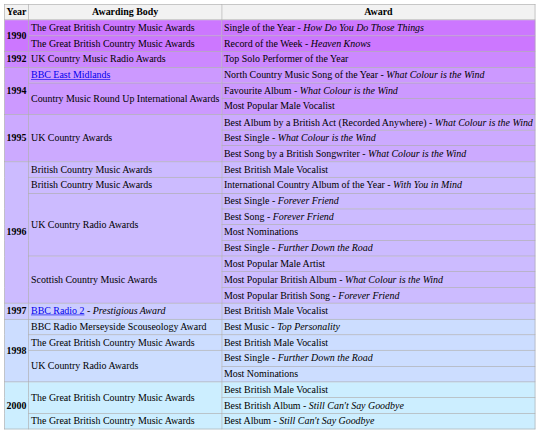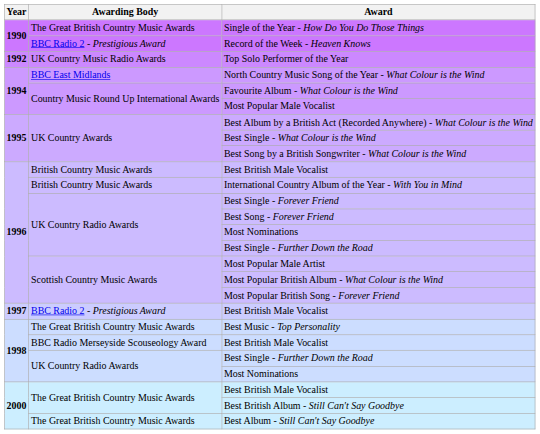(113, 43) The Great British Country Music Awards -> (98, 43) BBC Radio 2 - Prestigious Award
(119, 327) BBC Radio Merseyside Scouseology Award -> (113, 327) The Great British Country Music Awards
(113, 342) The Great British Country Music Awards -> (119, 342) BBC Radio Merseyside Scouseology Award
